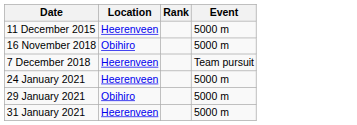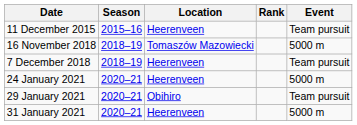+ column: (122, 13)
(211, 30) 5000 m -> (319, 30) Team pursuit
(118, 46) Obihiro -> (200, 46) Tomaszów Mazowiecki
(211, 96) 5000 m -> (319, 96) Team pursuit
